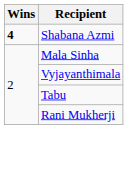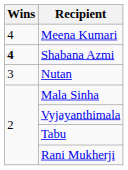+ row: (79, 34)
+ row: (56, 74)
